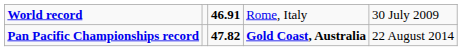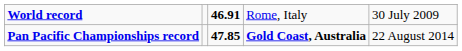(226, 35) 47.82 -> (226, 35) 47.85
